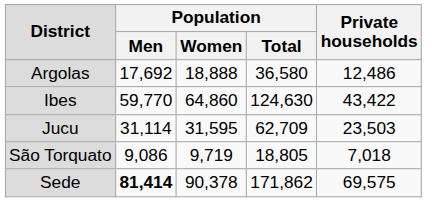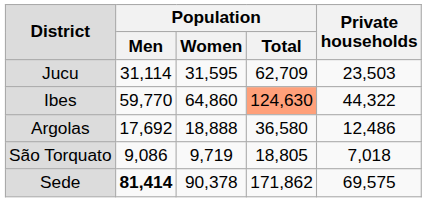rows swapped: (60, 73) <-> (60, 127)
(282, 100) no background -> (282, 100) lightsalmon background
(369, 100) 43,422 -> (369, 100) 44,322
